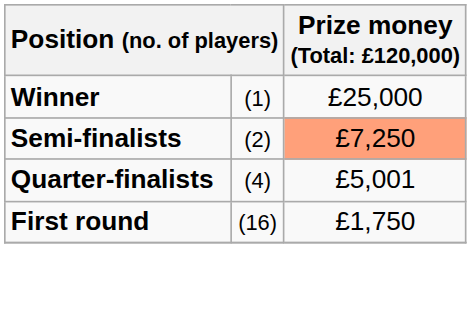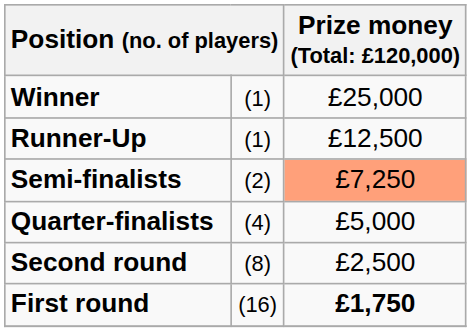+ row: (79, 138)
(375, 179) £5,001 -> (375, 221) £5,000
+ row: (99, 262)
(375, 221) normal -> (375, 304) bold
